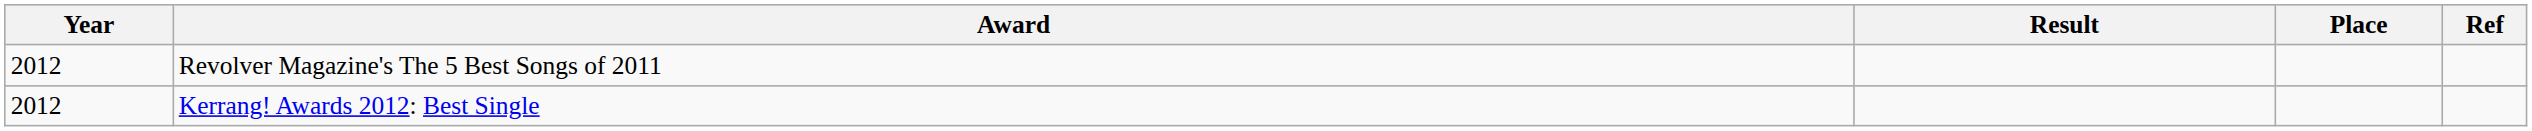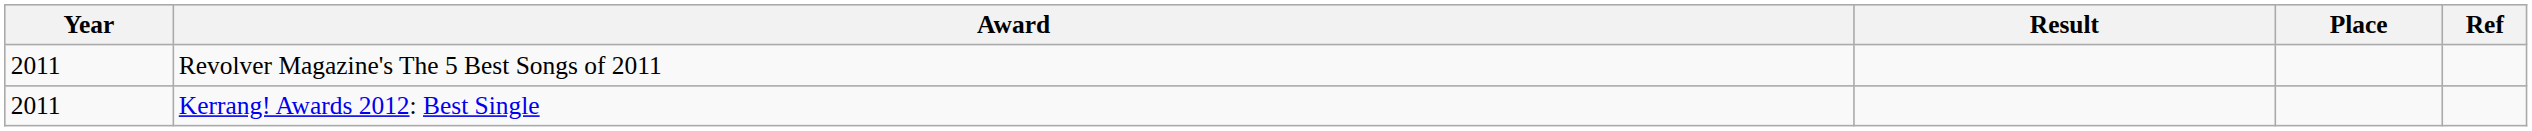(36, 65) 2012 -> (36, 65) 2011
(36, 105) 2012 -> (36, 105) 2011
